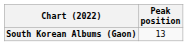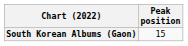(161, 34) 13 -> (161, 34) 15
